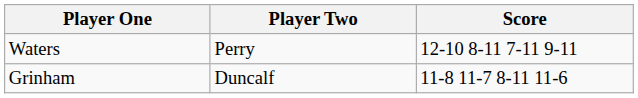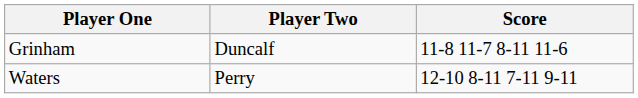rows swapped: (42, 78) <-> (34, 48)
